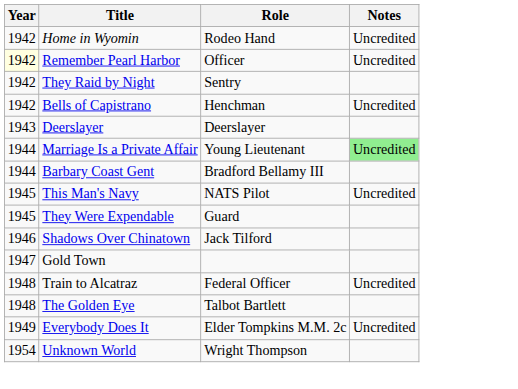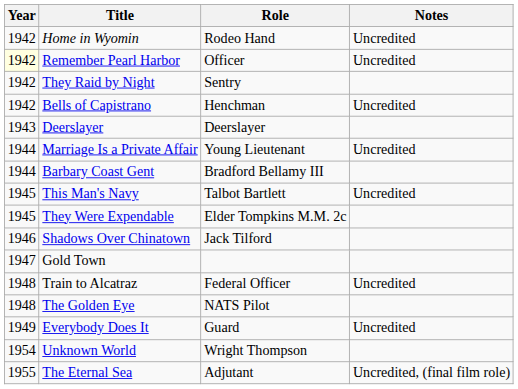(384, 149) lightgreen background -> (384, 149) no background
(237, 194) NATS Pilot -> (245, 194) Talbot Bartlett
(222, 216) Guard -> (275, 216) Elder Tompkins M.M. 2c
(245, 305) Talbot Bartlett -> (237, 305) NATS Pilot
(275, 328) Elder Tompkins M.M. 2c -> (222, 328) Guard
+ row: (87, 372)
